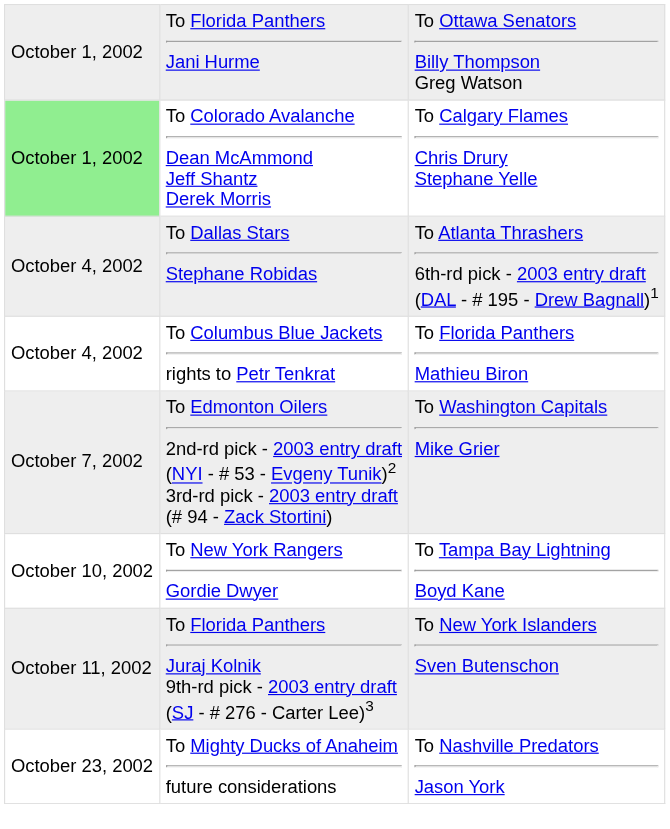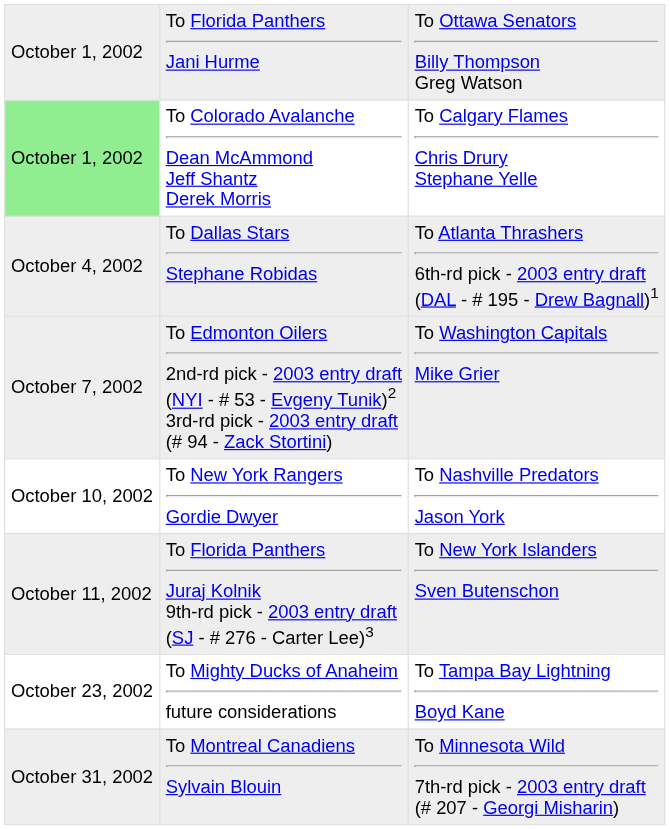- row: (284, 353)
(537, 570) To Tampa Bay Lightning Boyd Kane -> (537, 495) To Nashville Predators Jason York
(537, 766) To Nashville Predators Jason York -> (537, 691) To Tampa Bay Lightning Boyd Kane
+ row: (284, 766)
